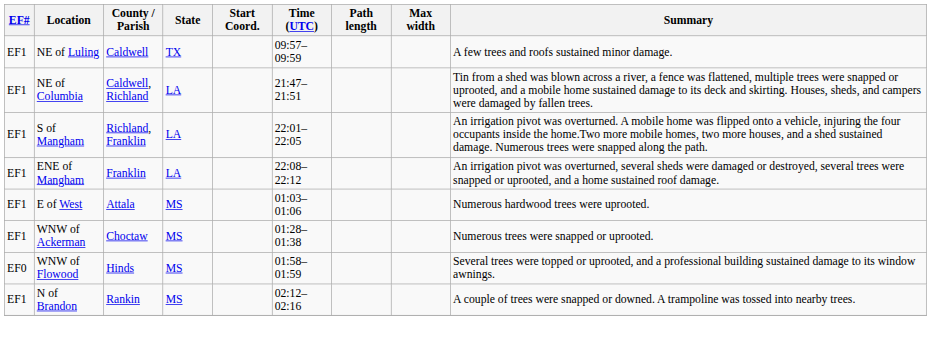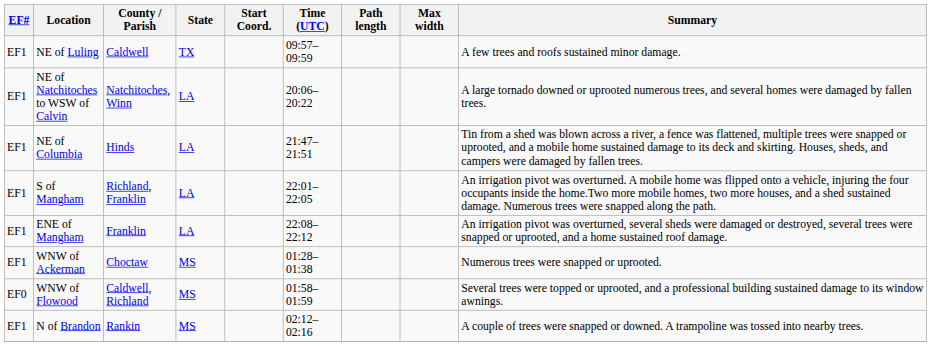+ row: (67, 96)
(129, 90) Caldwell, Richland -> (120, 148) Hinds
- row: (60, 204)
(120, 268) Hinds -> (129, 294) Caldwell, Richland
